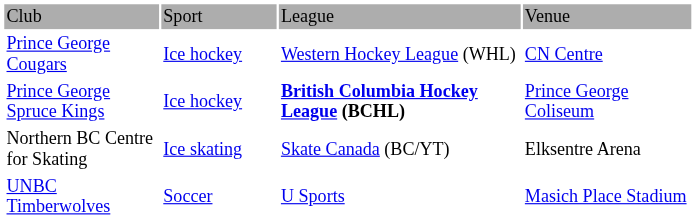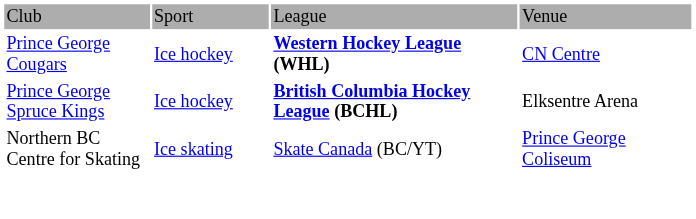(398, 53) normal -> (367, 53) bold
(577, 101) Prince George Coliseum -> (580, 101) Elksentre Arena
(583, 148) Elksentre Arena -> (574, 148) Prince George Coliseum
- row: (58, 196)
